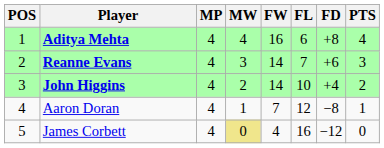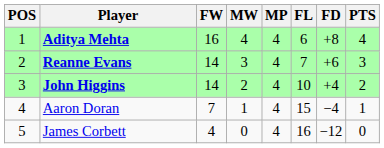columns swapped: (211, 16) <-> (276, 16)
(304, 108) 12 -> (304, 108) 15
(331, 108) −8 -> (331, 108) −4
(243, 131) khaki background -> (244, 131) no background
